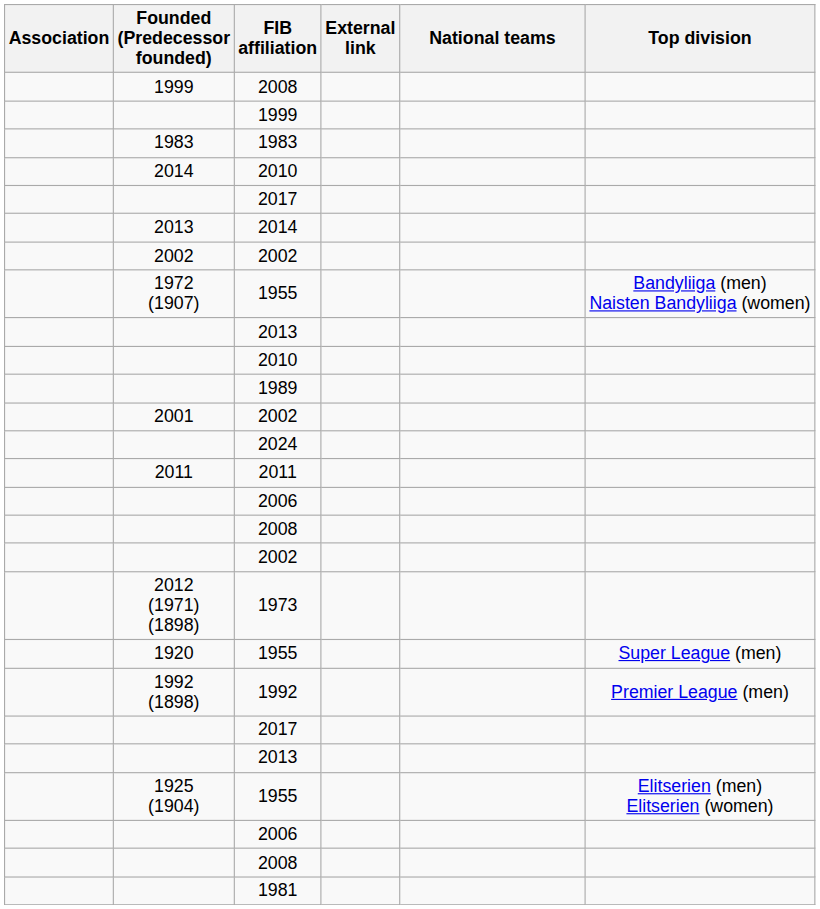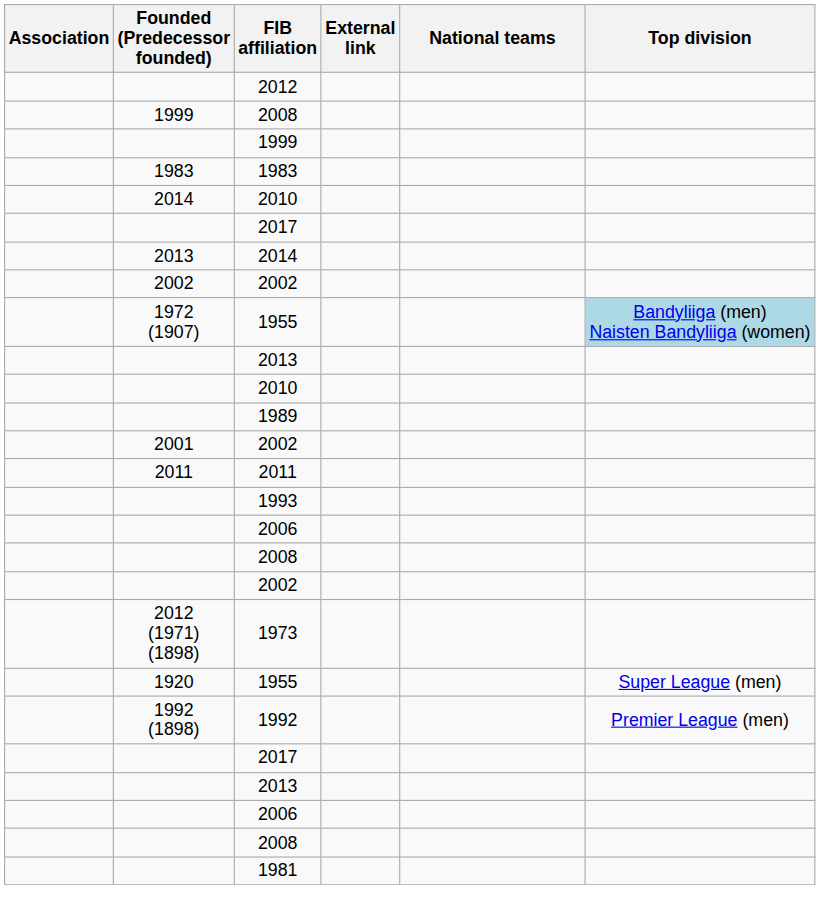+ row: (174, 87)
(700, 293) no background -> (700, 322) lightblue background
- row: (174, 445)
+ row: (174, 501)
- row: (174, 796)
